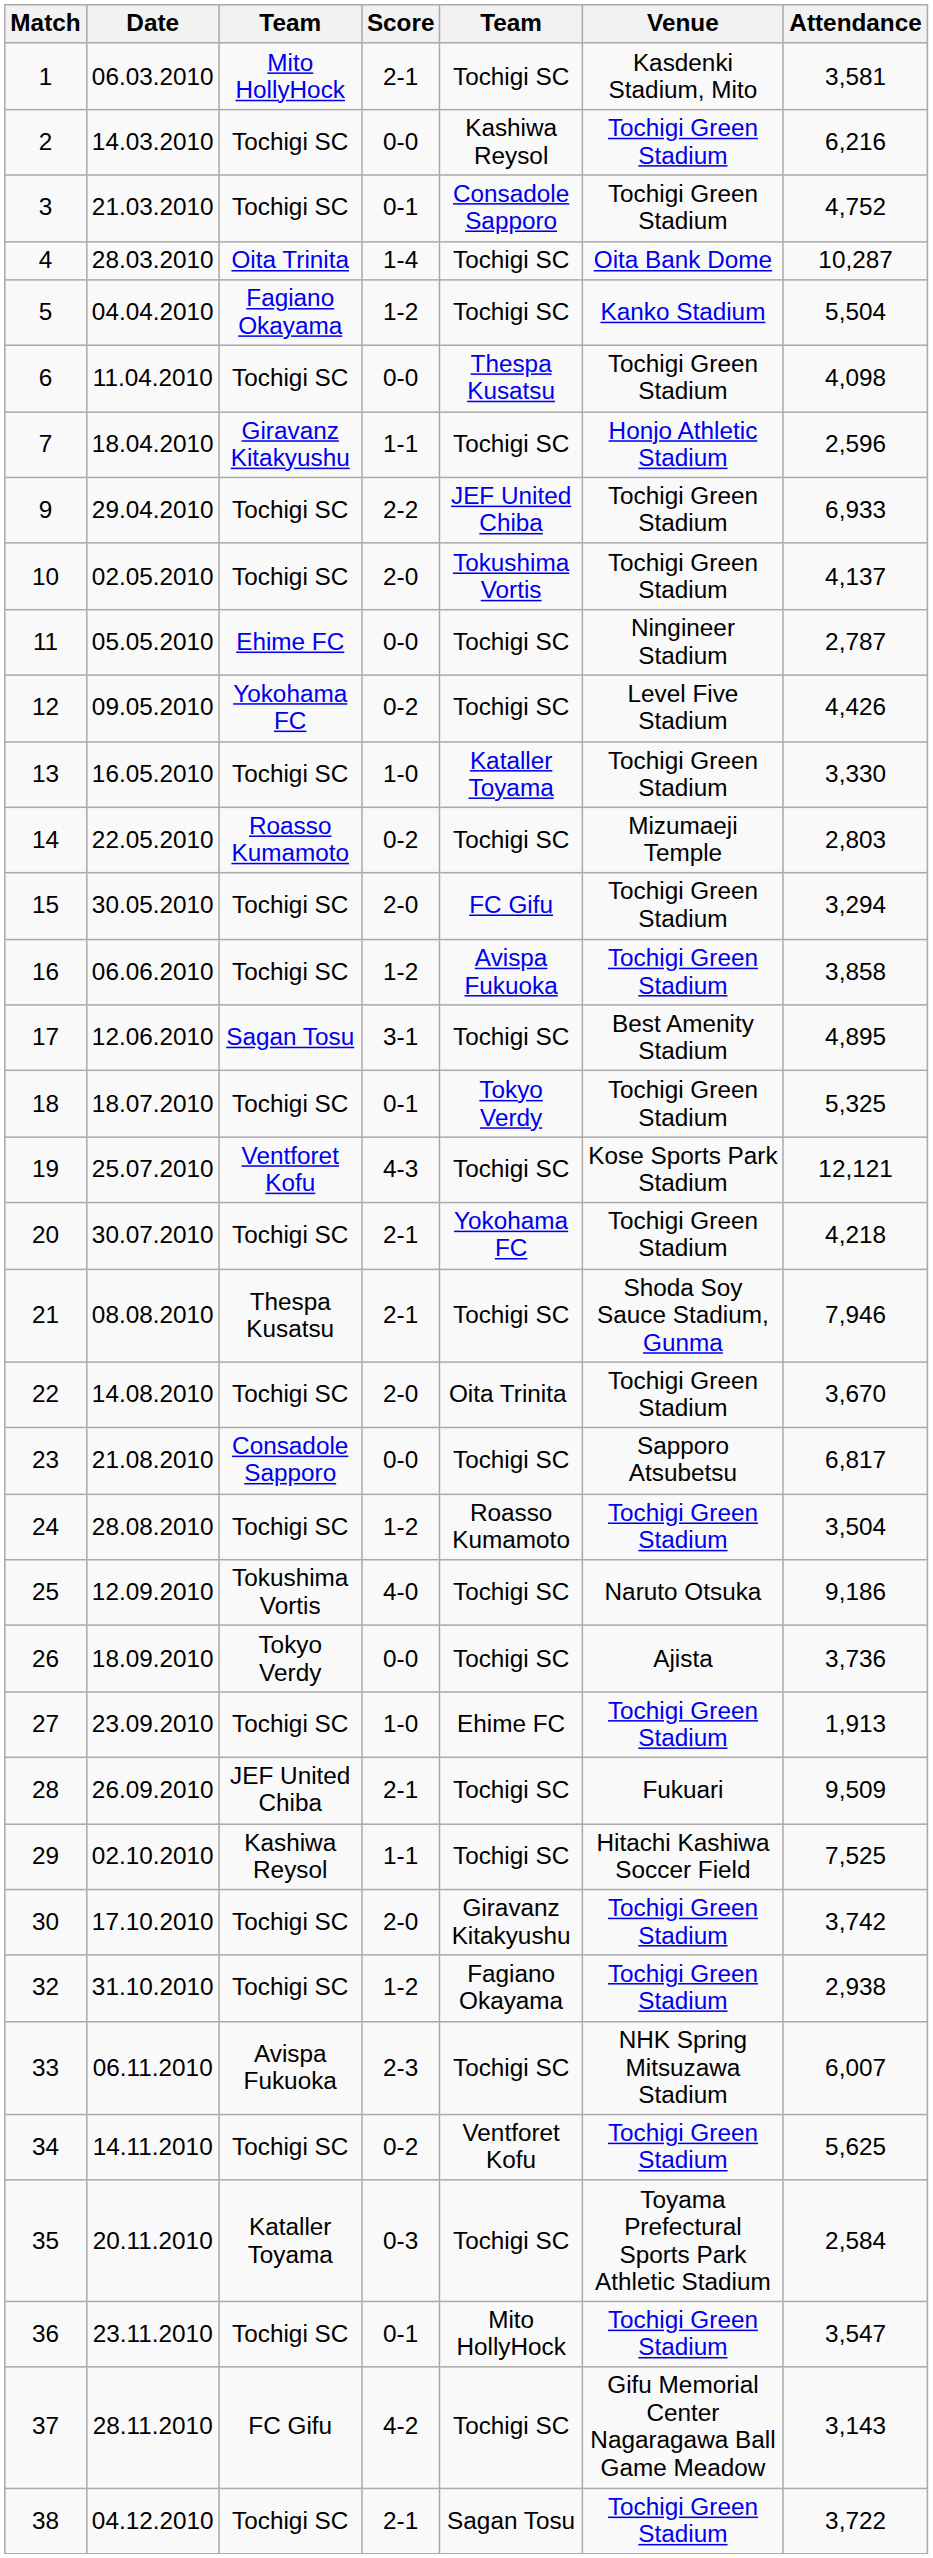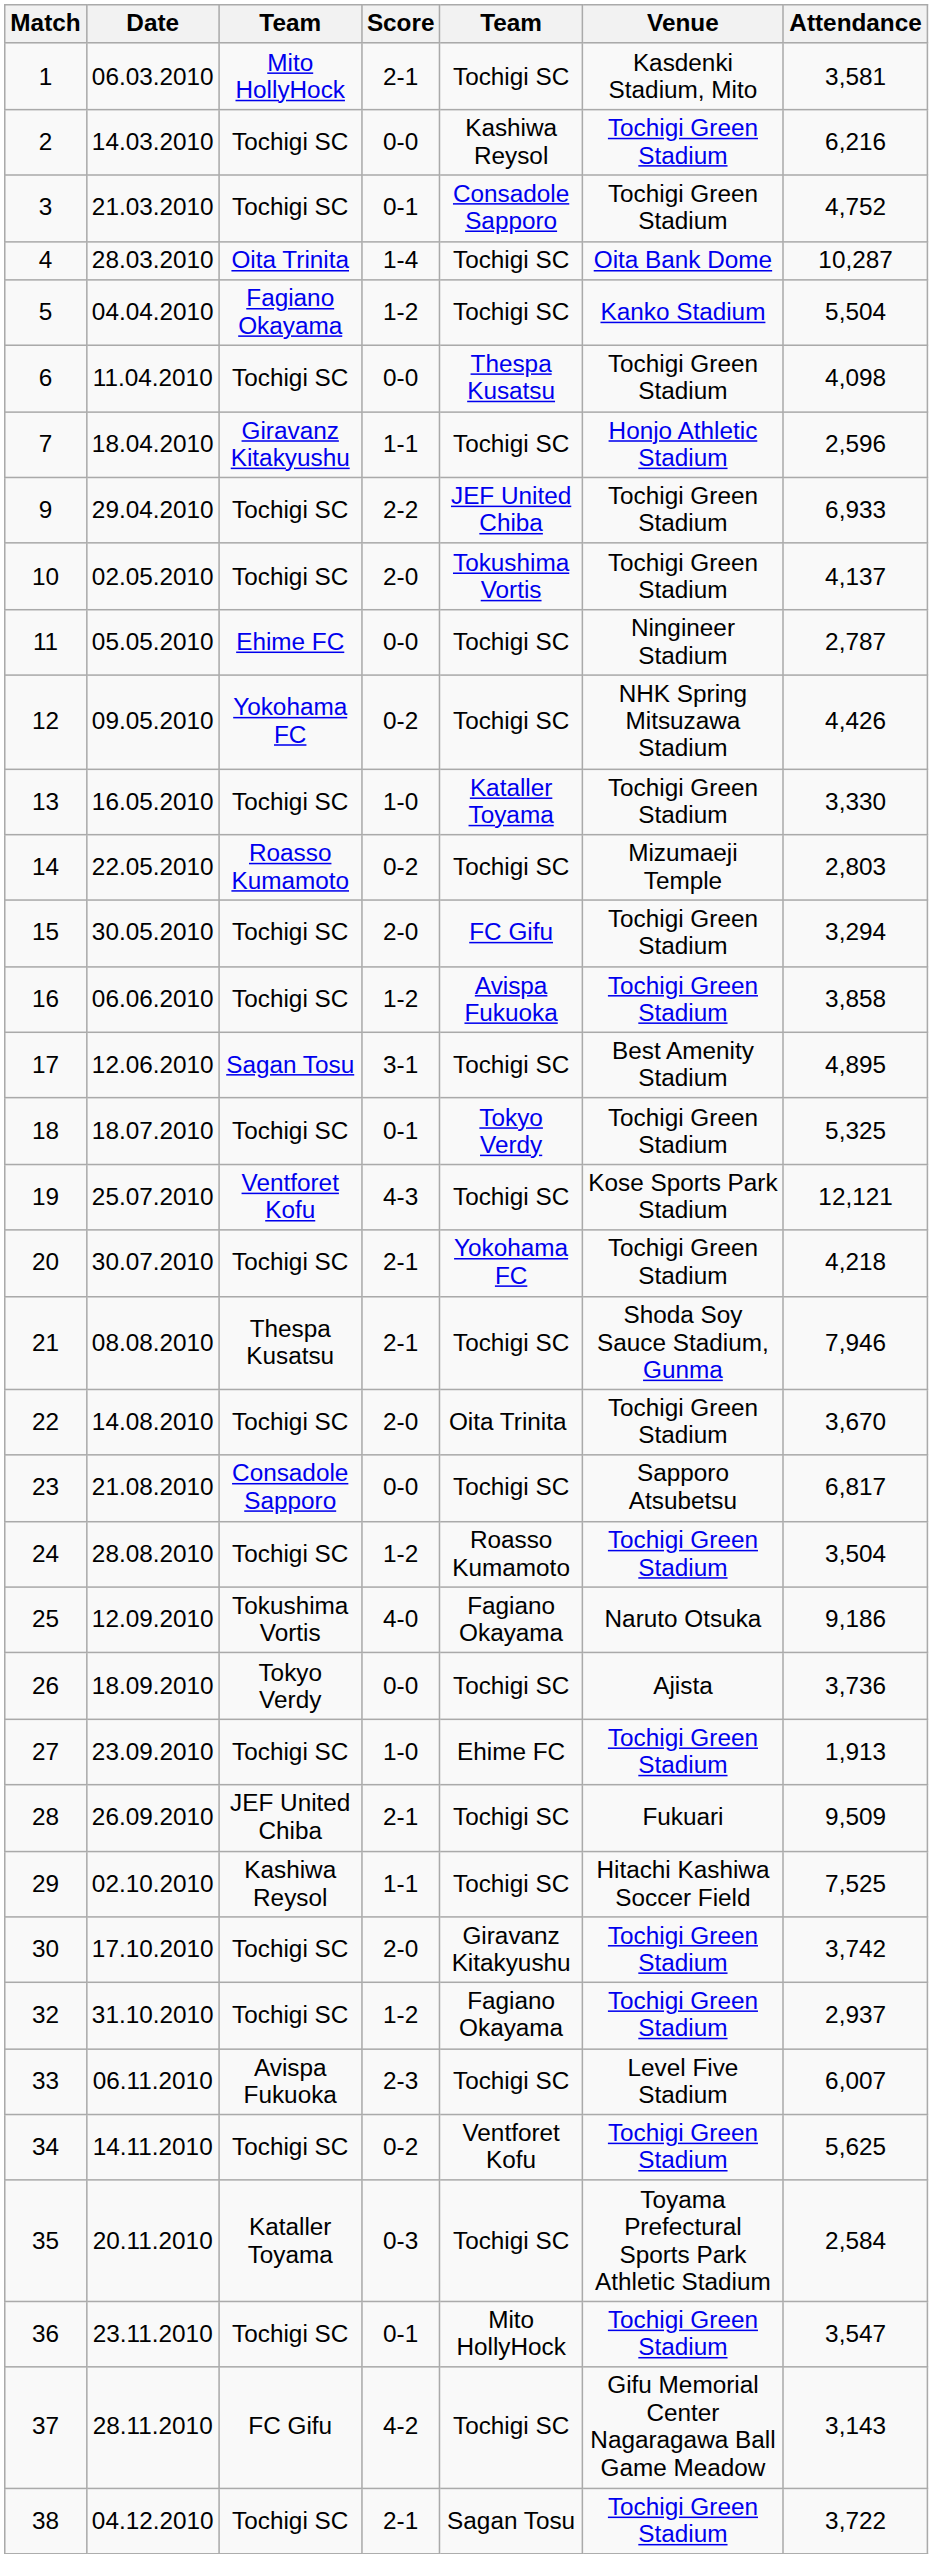(683, 707) Level Five Stadium -> (683, 721) NHK Spring Mitsuzawa Stadium
(511, 1592) Tochigi SC -> (511, 1619) Fagiano Okayama
(856, 1988) 2,938 -> (856, 2015) 2,937
(683, 2067) NHK Spring Mitsuzawa Stadium -> (683, 2081) Level Five Stadium
